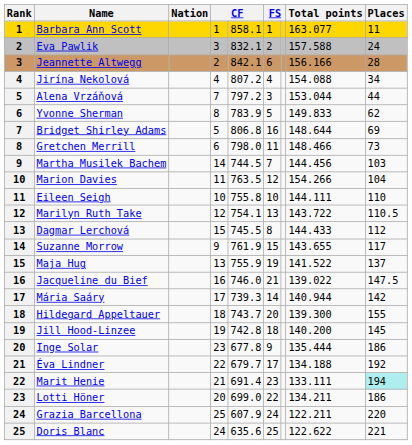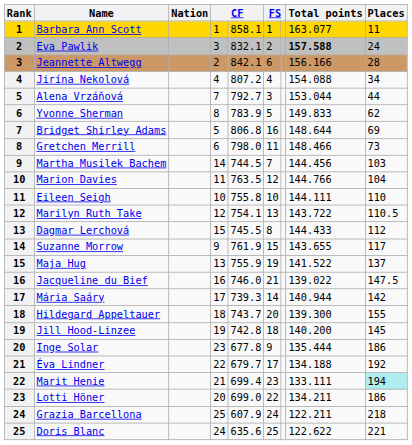(310, 46) normal -> (310, 46) bold
(246, 96) 797.2 -> (246, 96) 792.7
(310, 180) 154.266 -> (310, 180) 144.766
(246, 381) 691.4 -> (246, 381) 699.4
(377, 414) 220 -> (377, 414) 218
